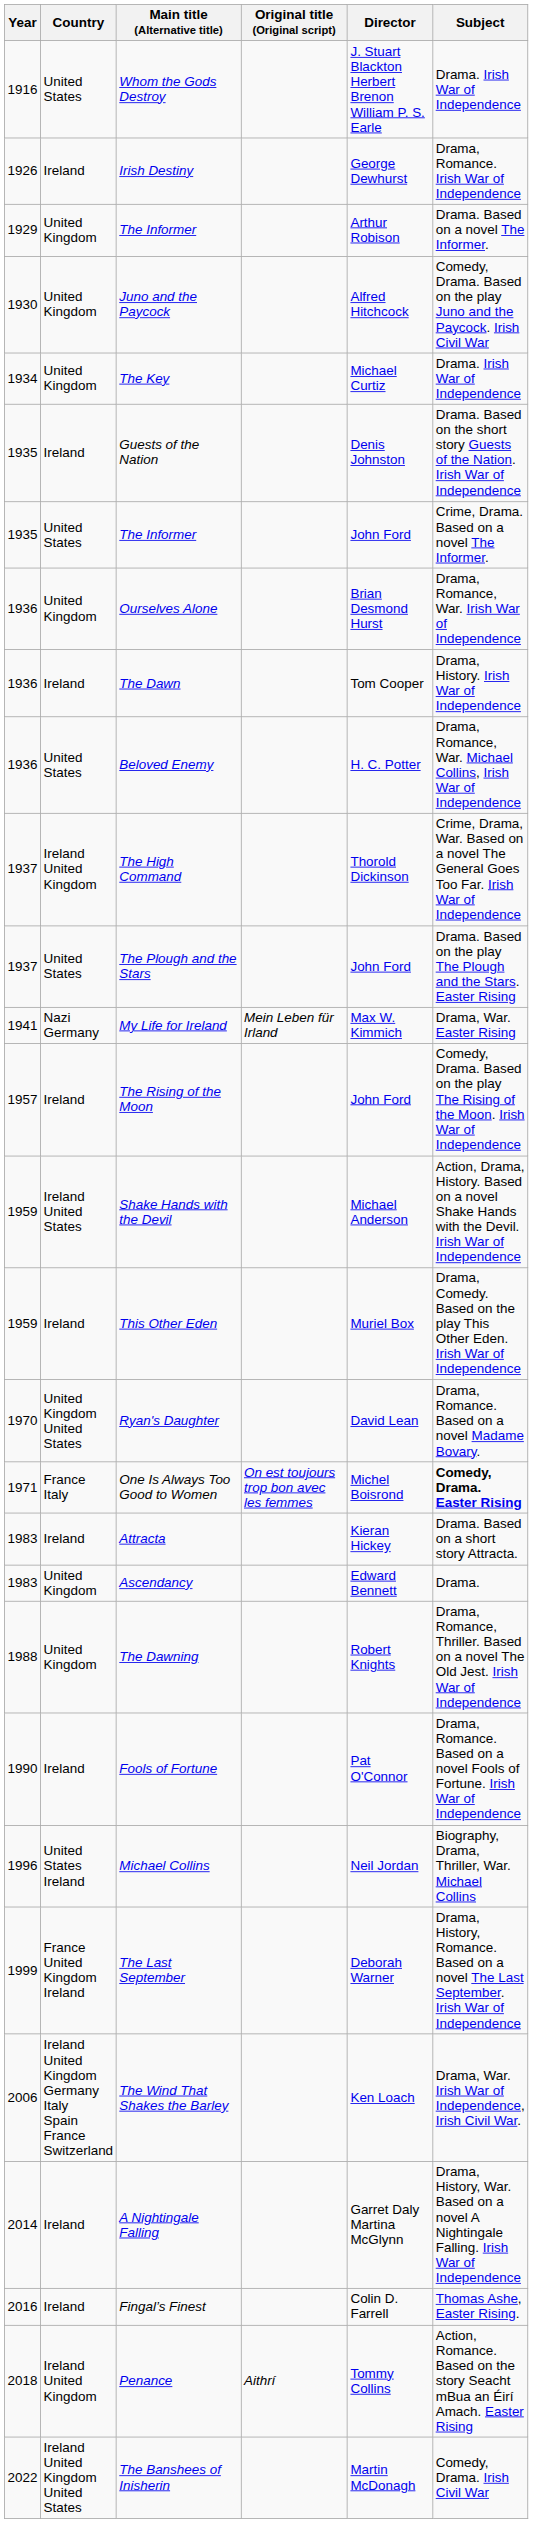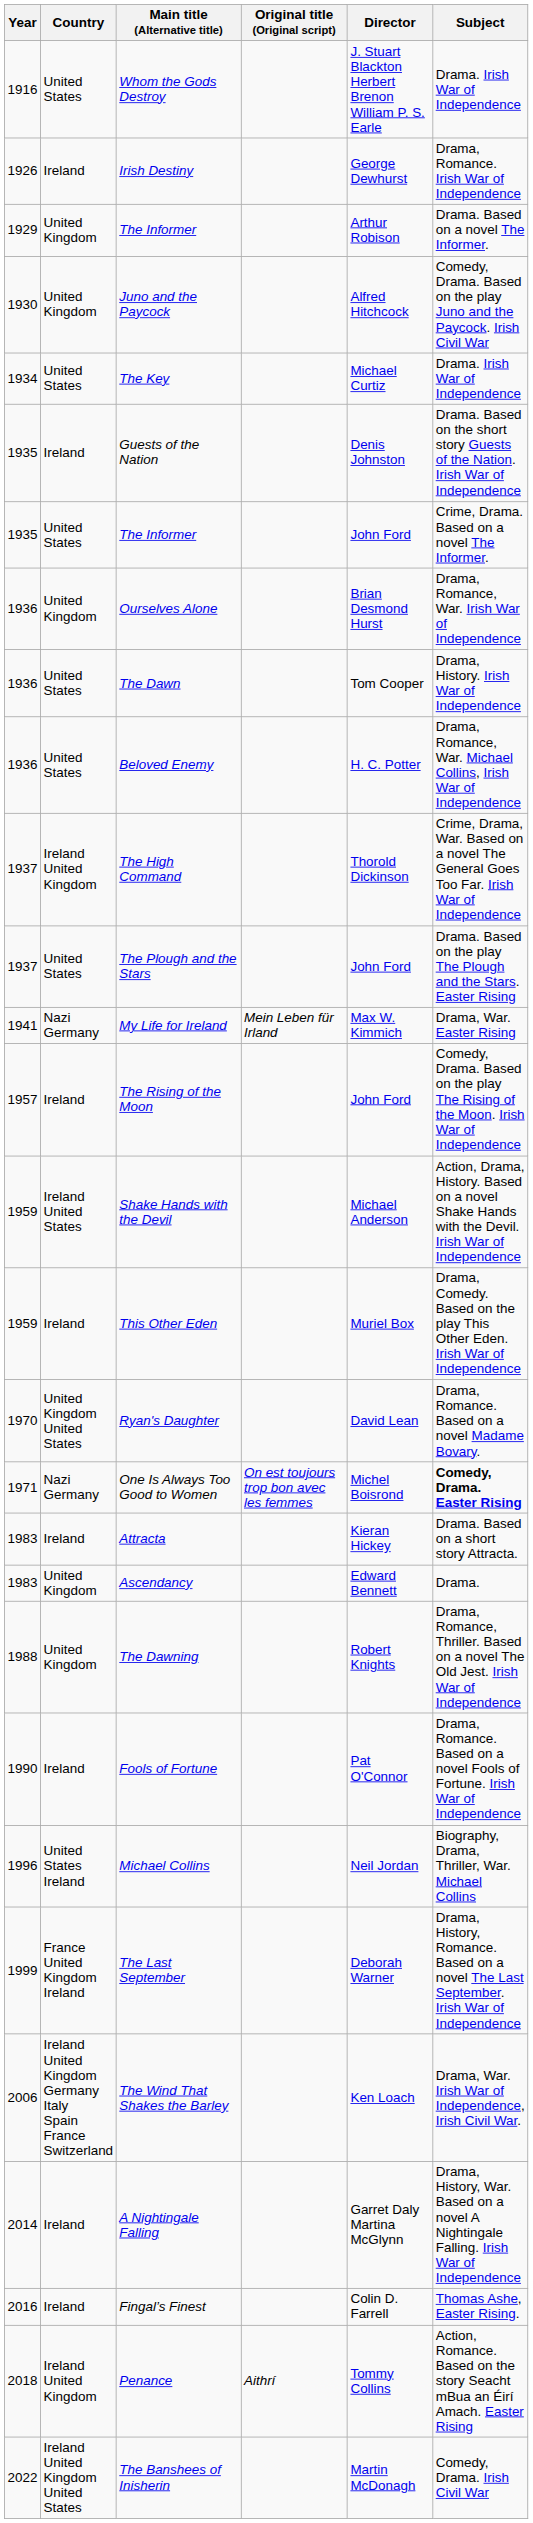(70, 378) United Kingdom -> (63, 378) United States
(64, 683) Ireland -> (63, 683) United States
(65, 1487) France Italy -> (71, 1487) Nazi Germany
